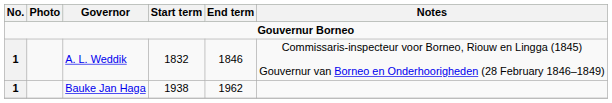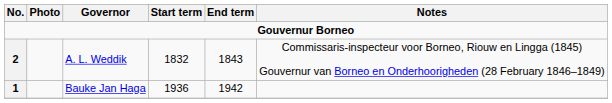(16, 59) 1 -> (16, 59) 2
(231, 59) 1846 -> (231, 59) 1843
(176, 89) 1938 -> (176, 89) 1936
(231, 89) 1962 -> (231, 89) 1942
